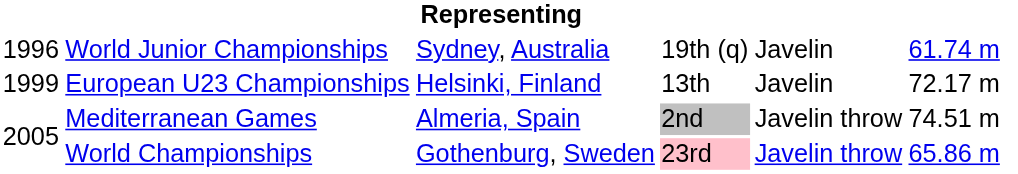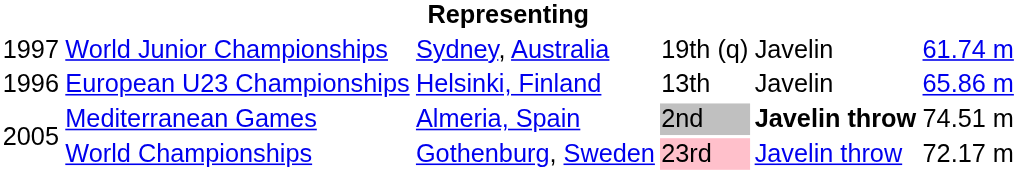(31, 49) 1996 -> (31, 49) 1997
(31, 84) 1999 -> (31, 84) 1996
(954, 84) 72.17 m -> (968, 84) 65.86 m
(828, 118) normal -> (835, 118) bold
(954, 153) 65.86 m -> (968, 153) 72.17 m
